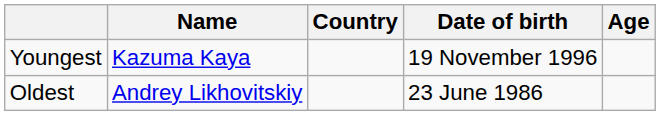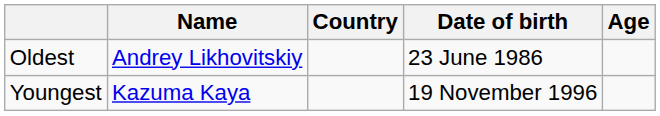rows swapped: (56, 57) <-> (42, 92)
